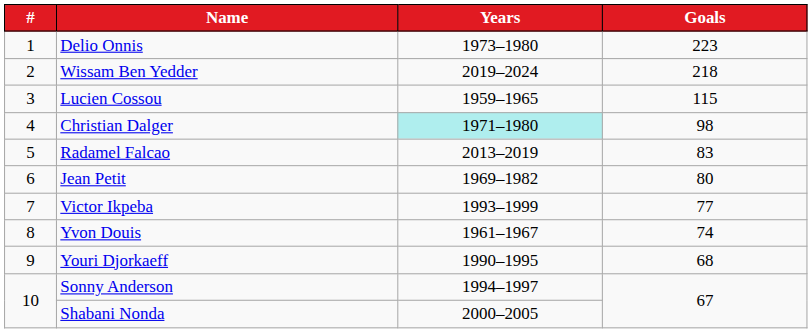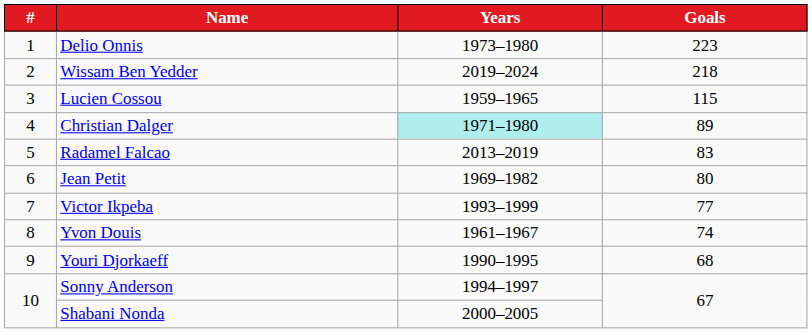(705, 125) 98 -> (705, 125) 89
